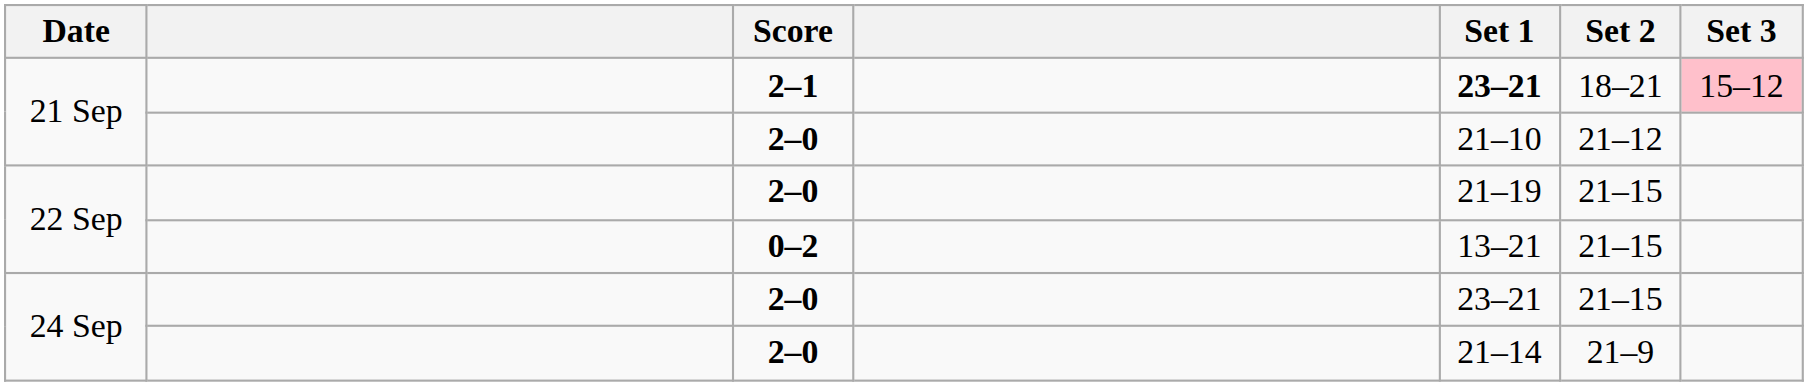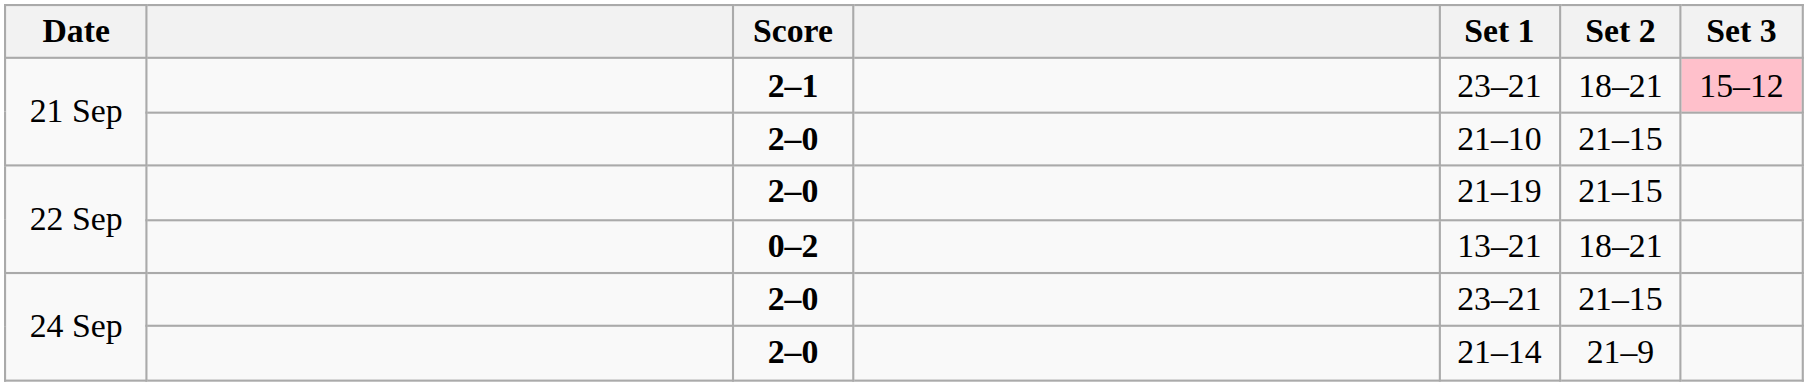(1499, 84) bold -> (1499, 84) normal
(1620, 138) 21–12 -> (1620, 138) 21–15
(1620, 245) 21–15 -> (1620, 245) 18–21
